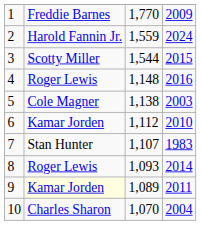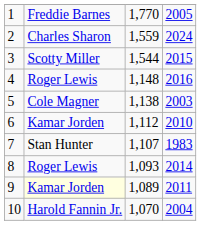(179, 15) 2009 -> (179, 15) 2005
(75, 36) Harold Fannin Jr. -> (69, 36) Charles Sharon
(69, 209) Charles Sharon -> (75, 209) Harold Fannin Jr.
